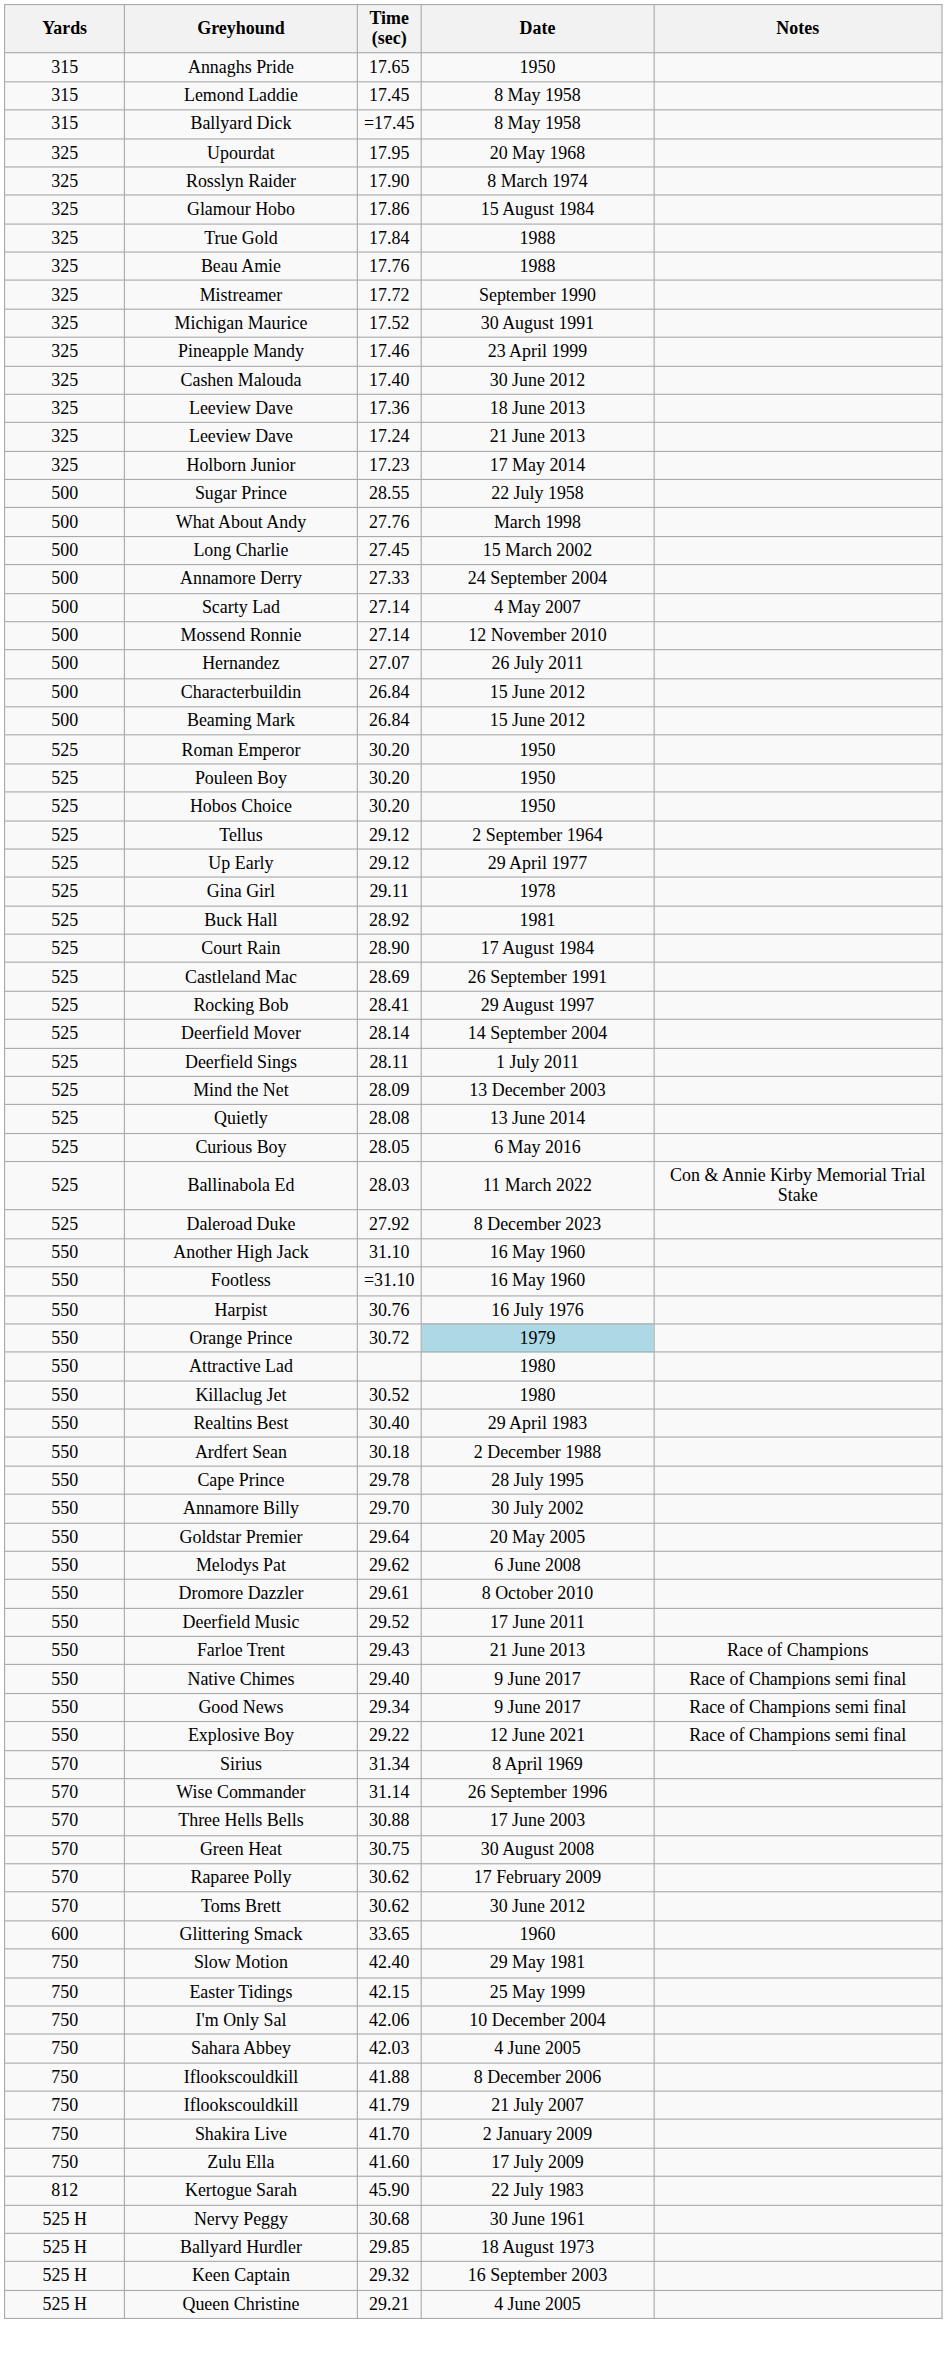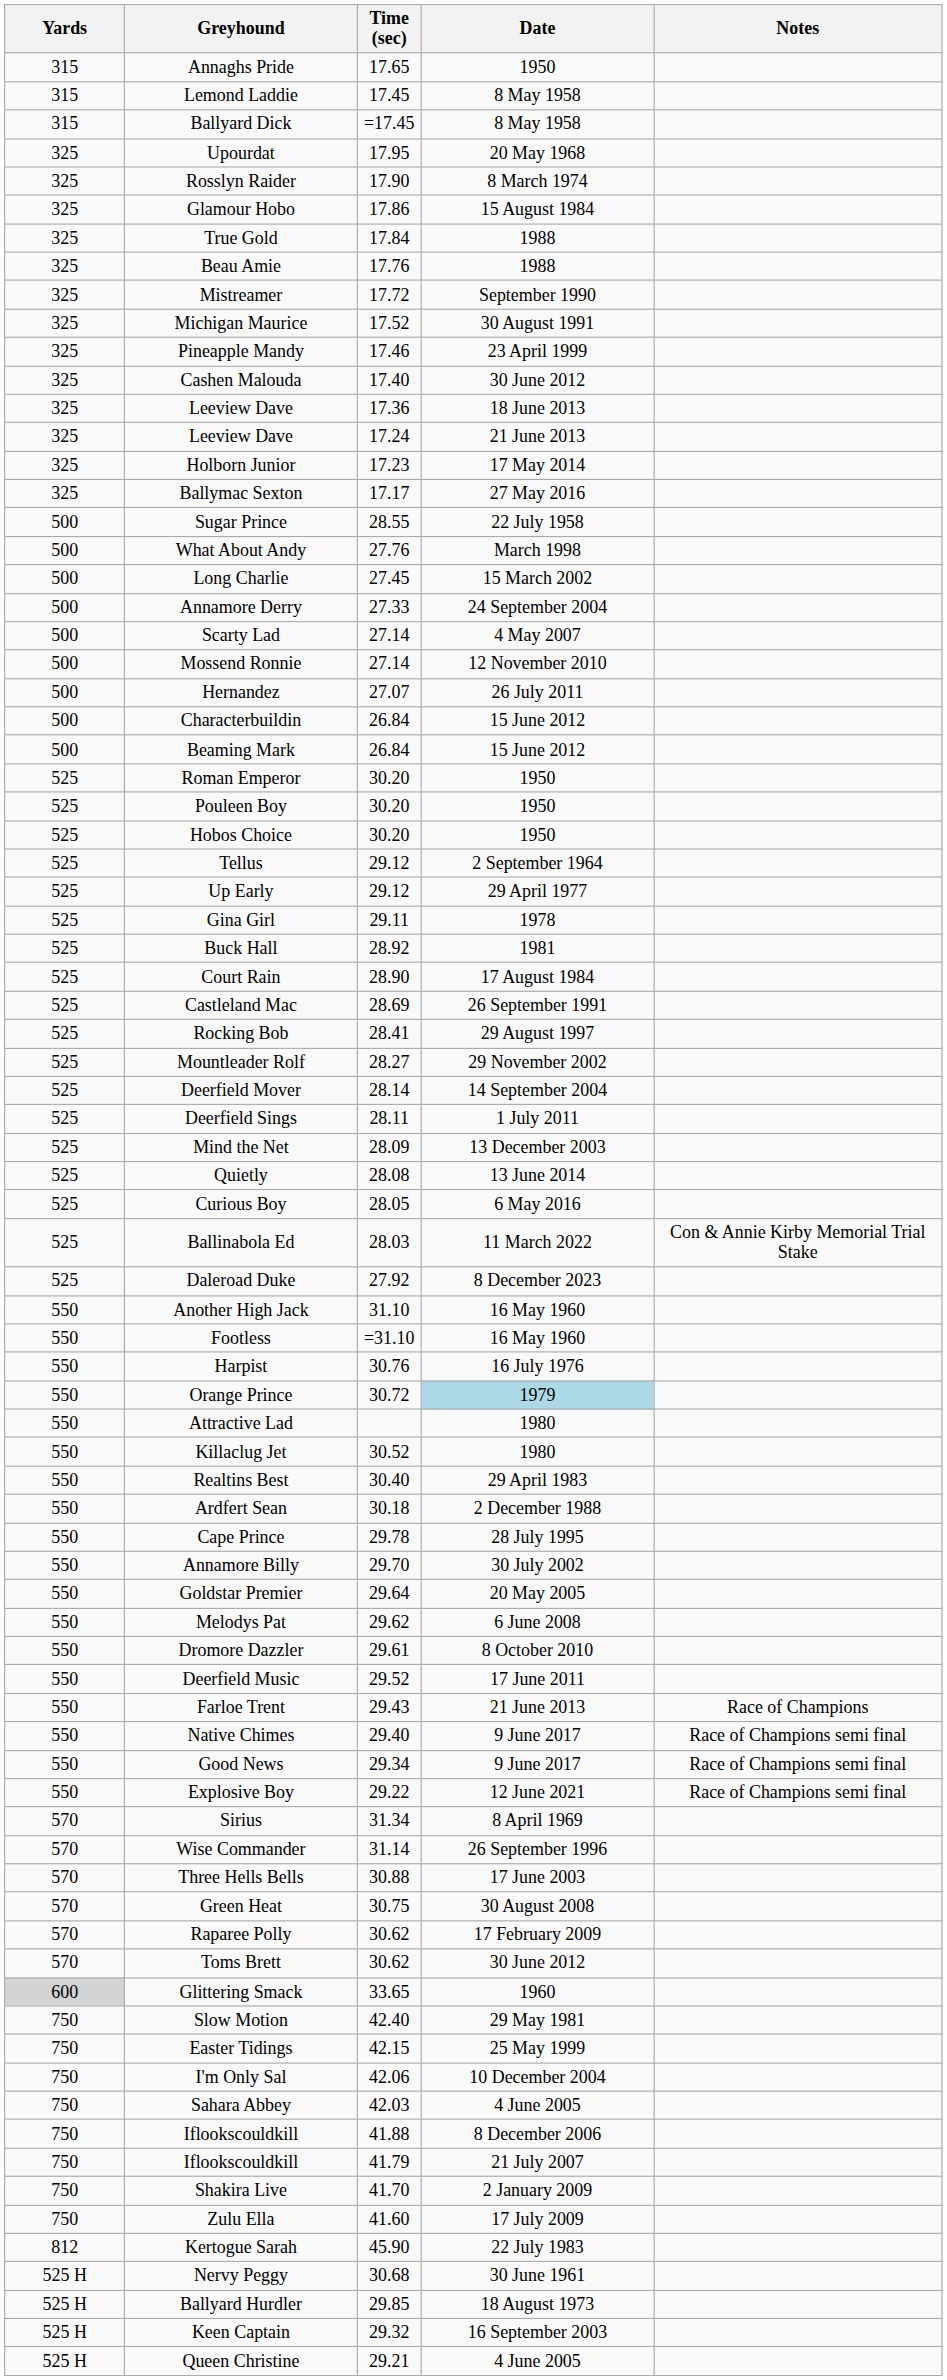+ row: (241, 493)
+ row: (241, 1061)
(65, 1934) no background -> (65, 1991) lightgrey background
